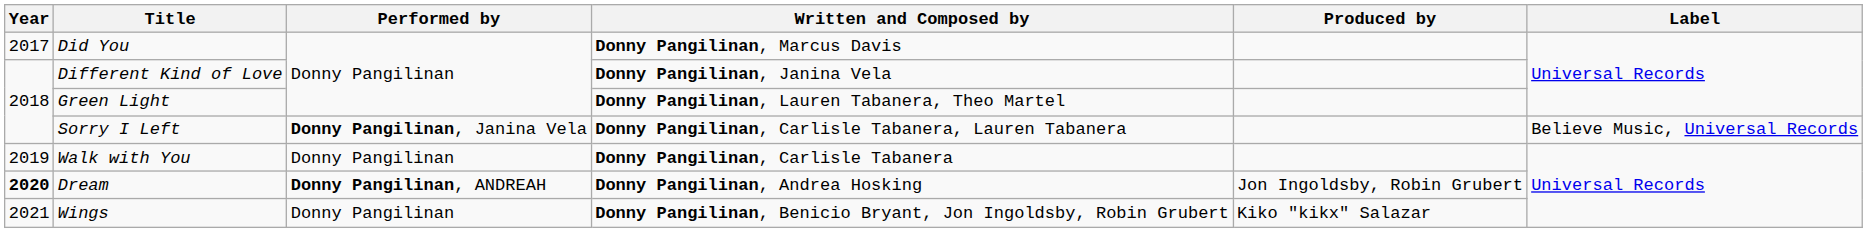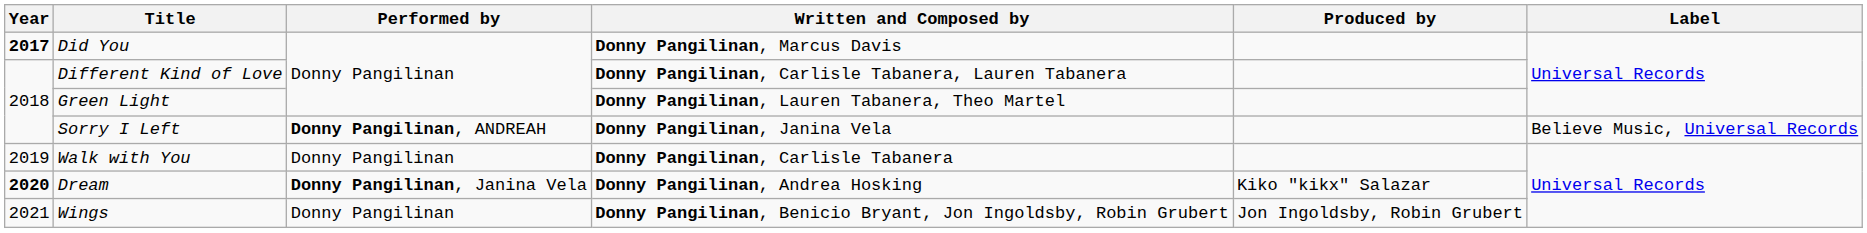(29, 46) normal -> (29, 46) bold
(743, 74) Donny Pangilinan, Janina Vela -> (861, 74) Donny Pangilinan, Carlisle Tabanera, Lauren Tabanera
(439, 130) Donny Pangilinan, Janina Vela -> (418, 130) Donny Pangilinan, ANDREAH
(861, 130) Donny Pangilinan, Carlisle Tabanera, Lauren Tabanera -> (743, 130) Donny Pangilinan, Janina Vela
(418, 185) Donny Pangilinan, ANDREAH -> (439, 185) Donny Pangilinan, Janina Vela
(1380, 185) Jon Ingoldsby, Robin Grubert -> (1334, 185) Kiko "kikx" Salazar
(1334, 213) Kiko "kikx" Salazar -> (1380, 213) Jon Ingoldsby, Robin Grubert
